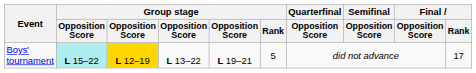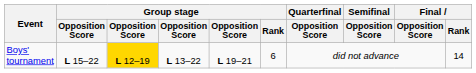(82, 61) paleturquoise background -> (82, 61) no background
(273, 56) 5 -> (273, 56) 6
(459, 56) 17 -> (459, 56) 14
